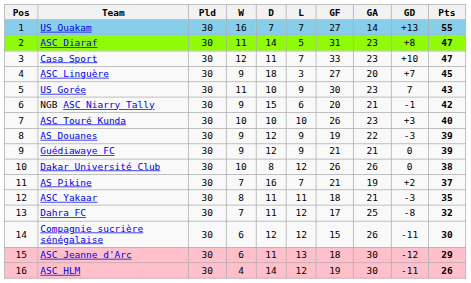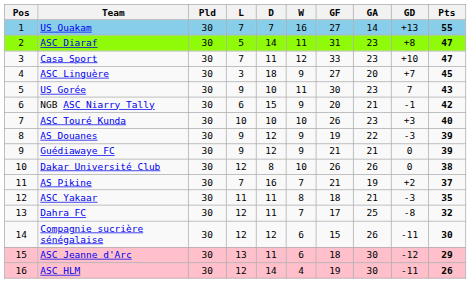columns swapped: (241, 12) <-> (301, 12)
